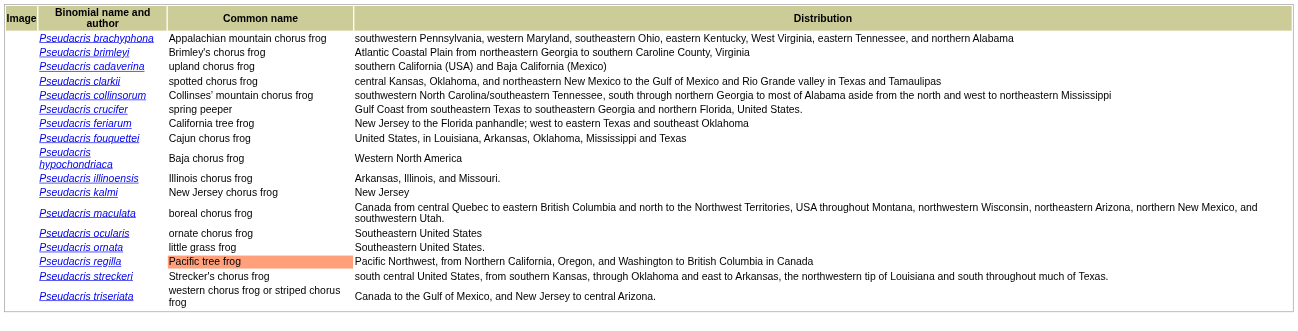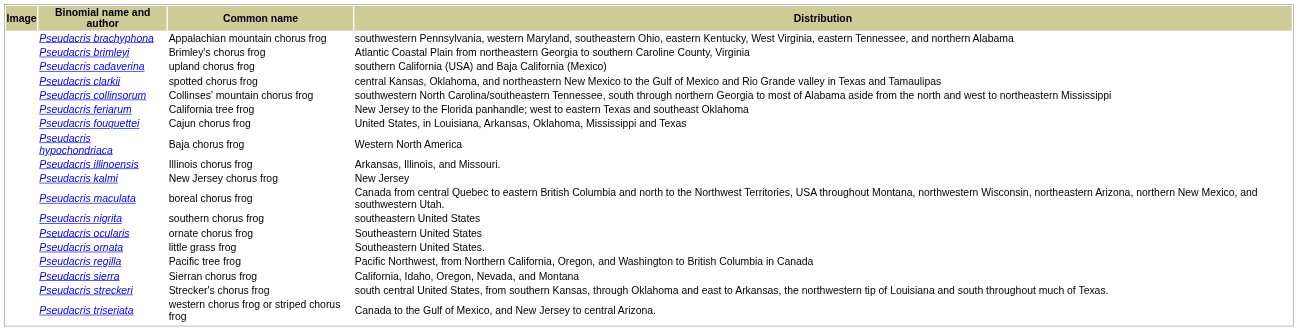- row: (83, 110)
+ row: (81, 219)
(205, 262) lightsalmon background -> (205, 262) no background
+ row: (79, 276)
